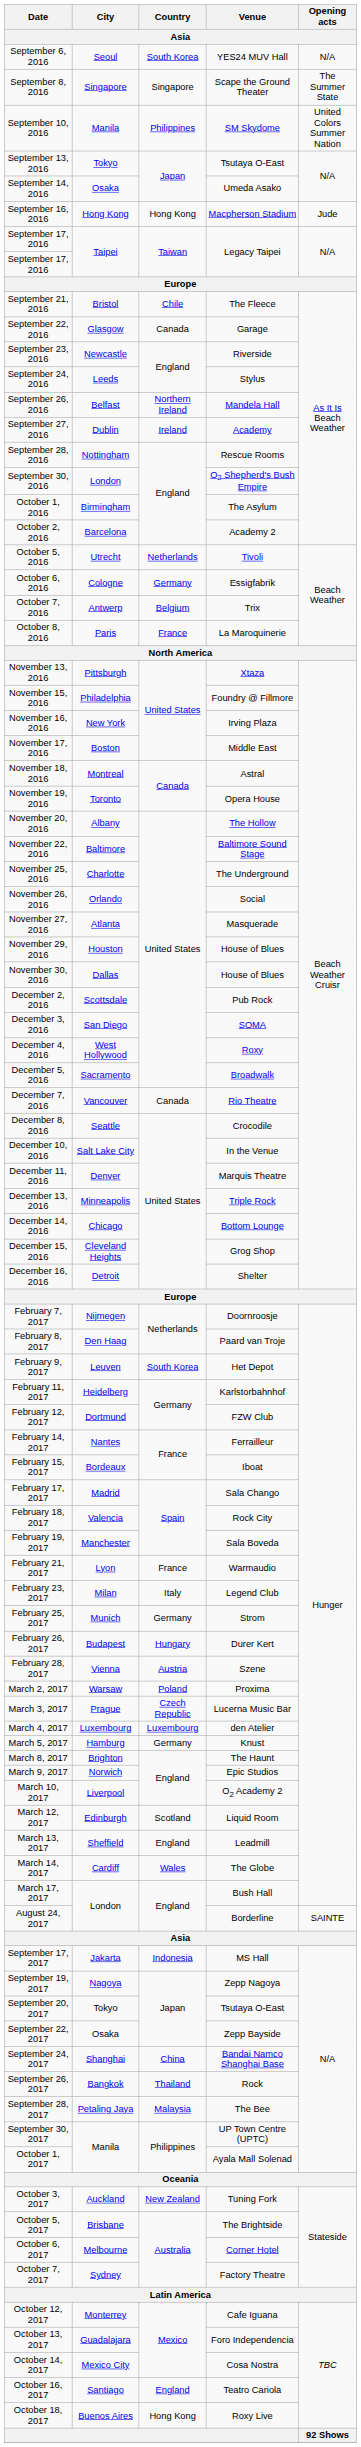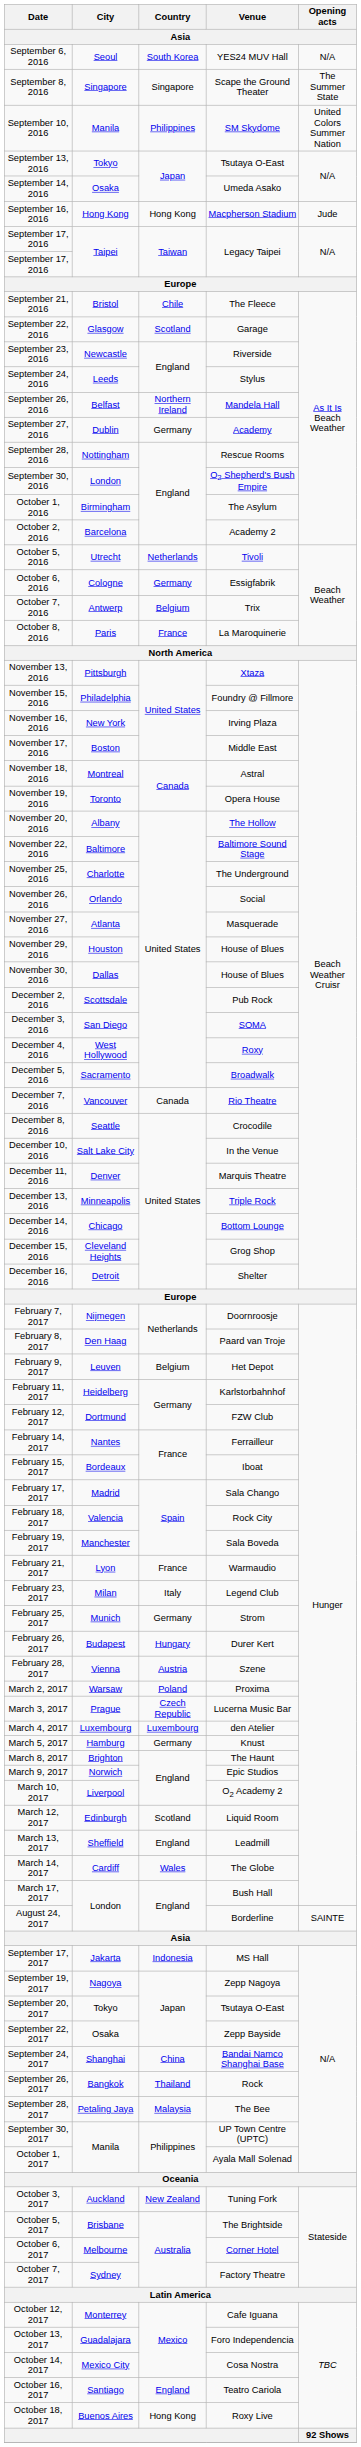(173, 329) Canada -> (173, 329) Scotland
(173, 430) Ireland -> (173, 430) Germany
(173, 1366) South Korea -> (173, 1366) Belgium
